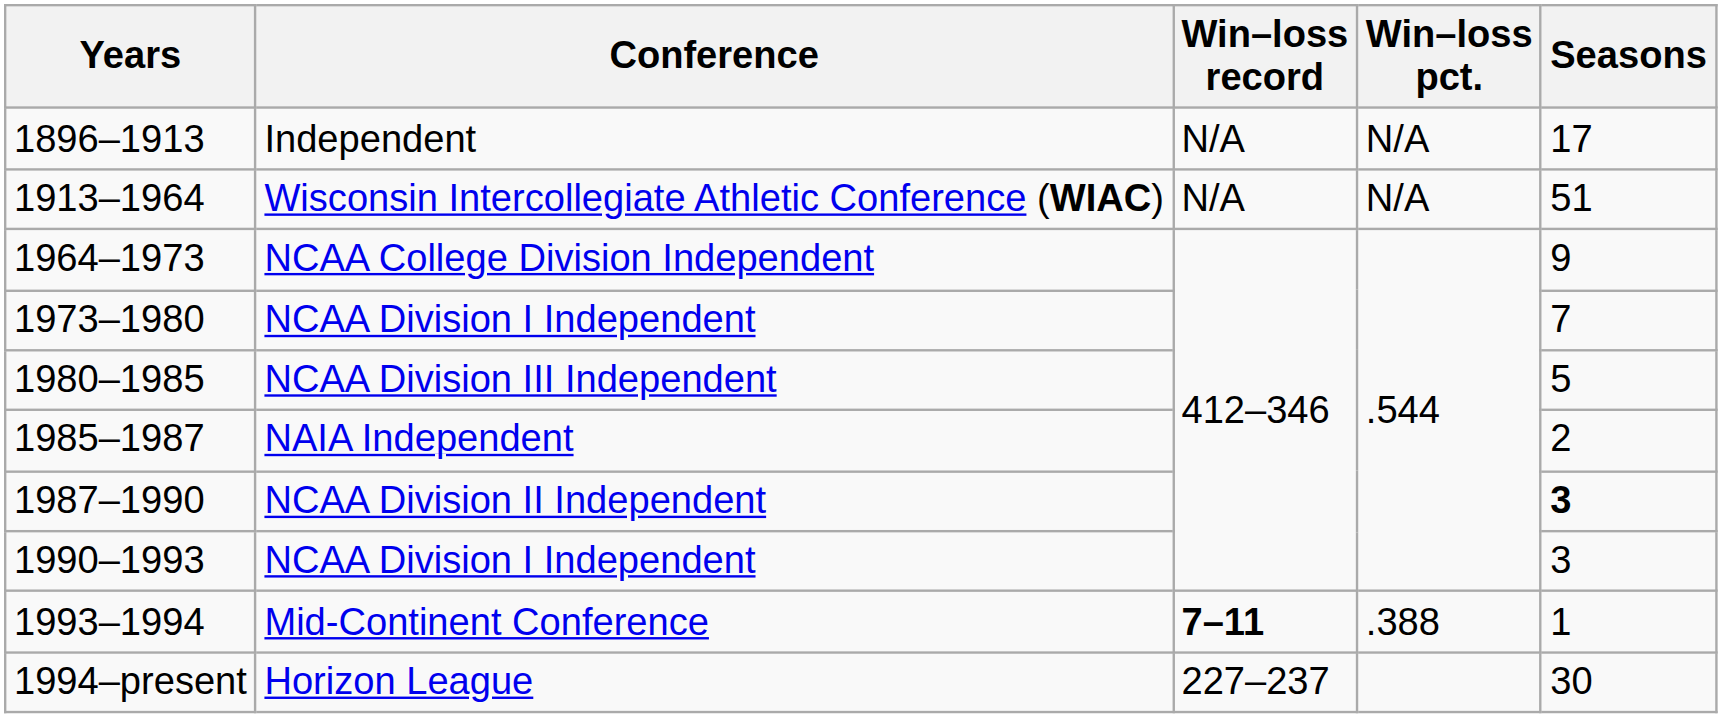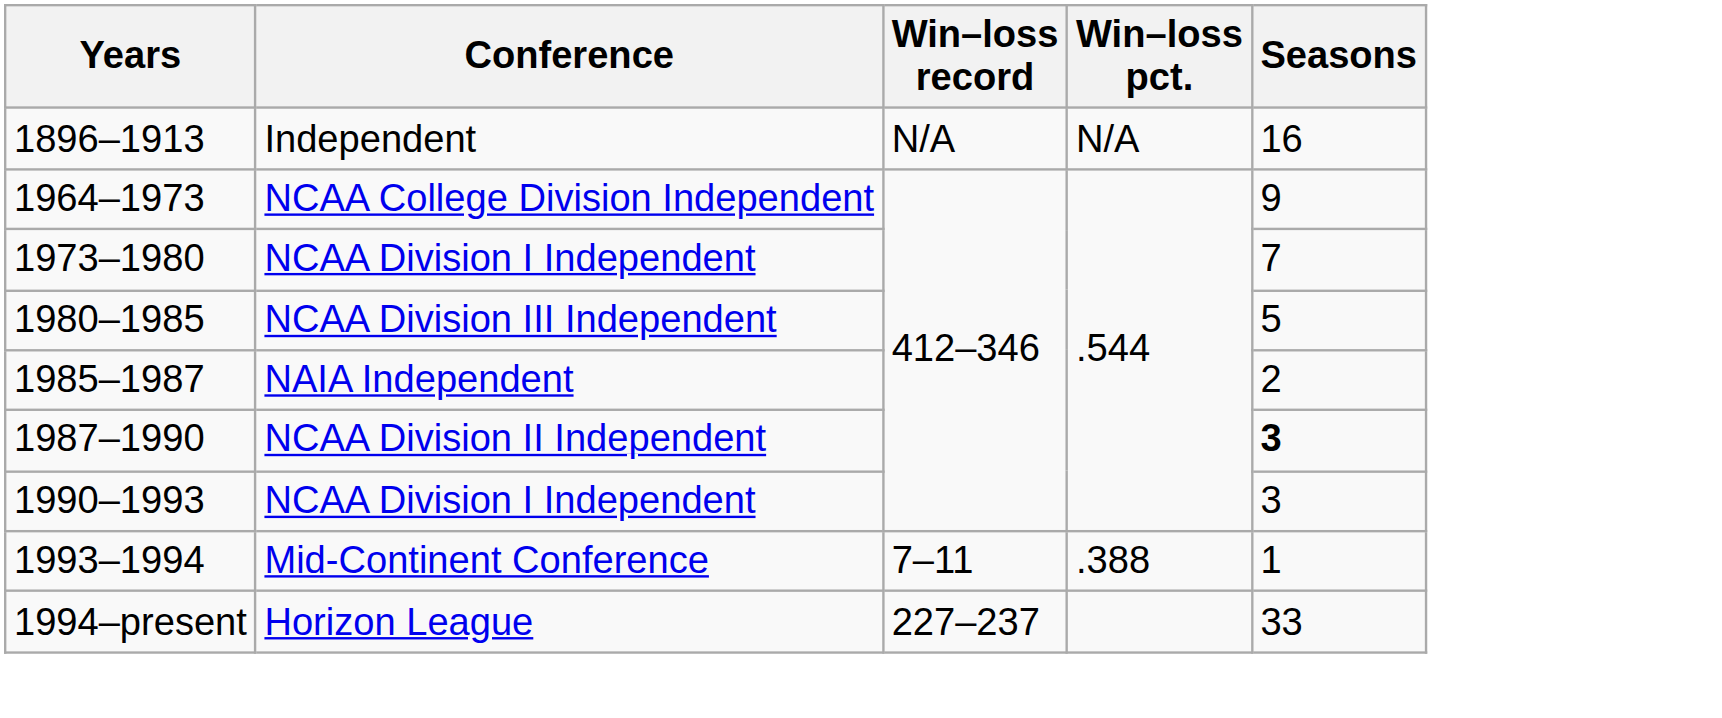(1571, 137) 17 -> (1282, 137) 16
- row: (109, 198)
(1223, 621) bold -> (933, 560) normal
(1571, 681) 30 -> (1282, 621) 33
